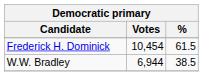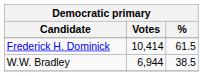(147, 46) 10,454 -> (147, 46) 10,414
